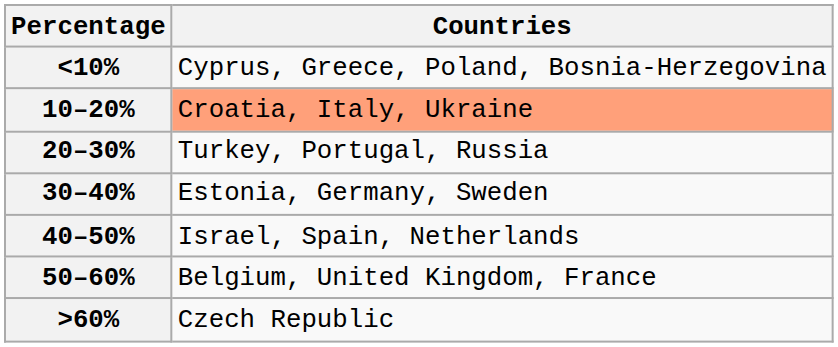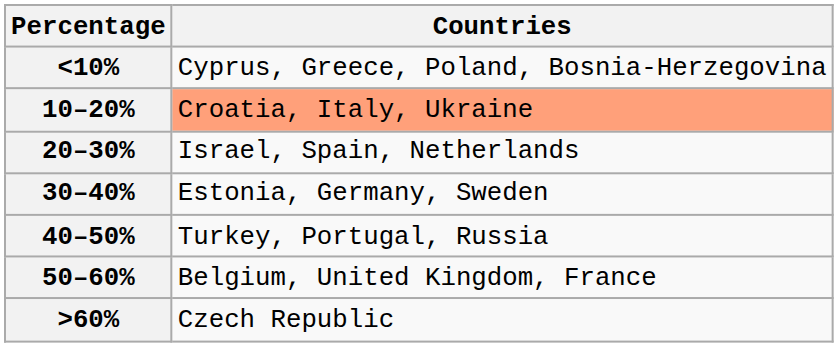(363, 152) Turkey, Portugal, Russia -> (379, 152) Israel, Spain, Netherlands
(379, 236) Israel, Spain, Netherlands -> (363, 236) Turkey, Portugal, Russia
